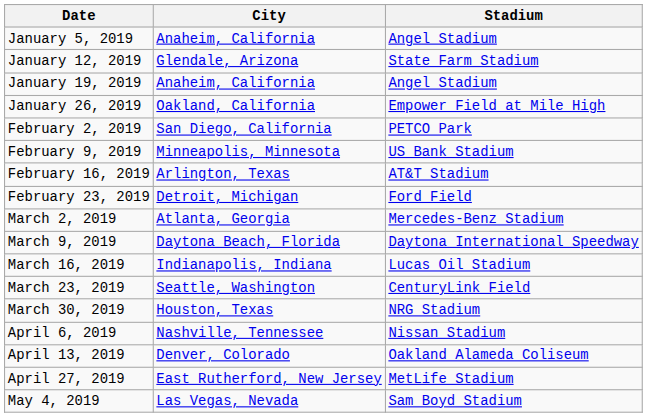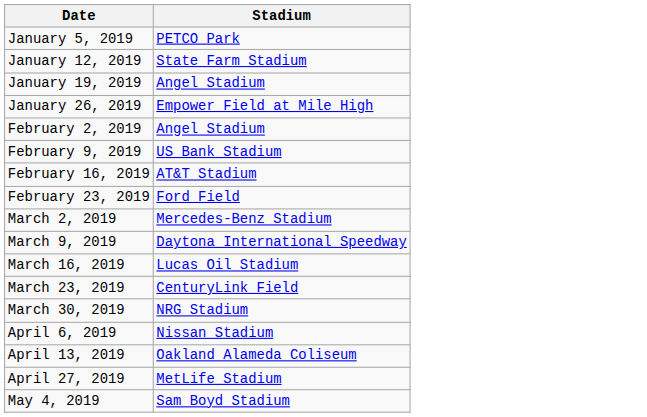- column: (269, 16)
(443, 39) Angel Stadium -> (198, 39) PETCO Park
(430, 129) PETCO Park -> (211, 129) Angel Stadium
